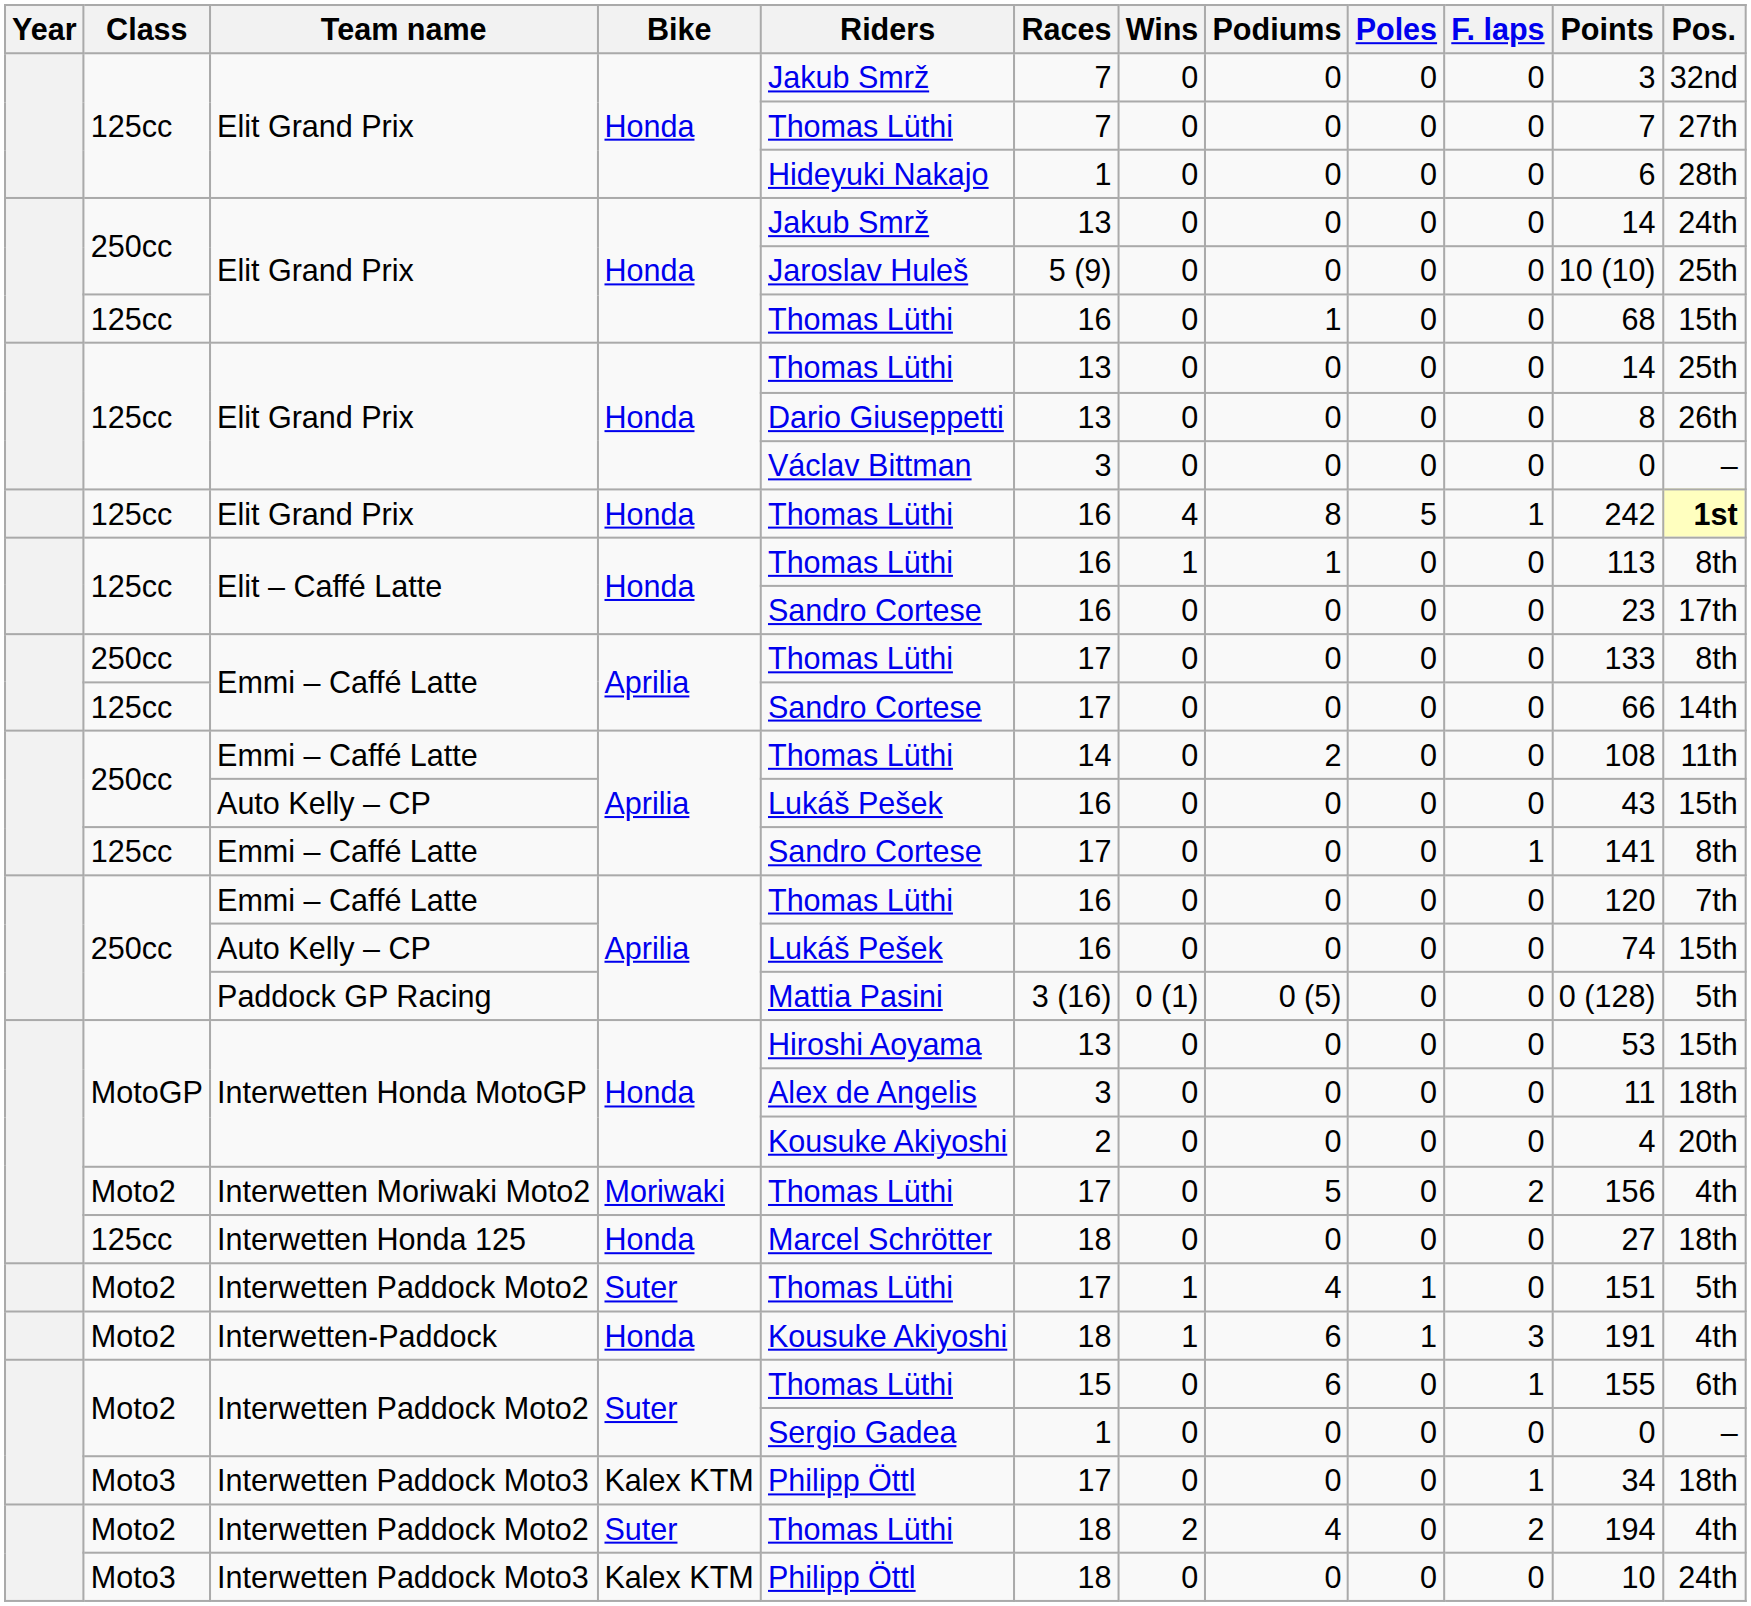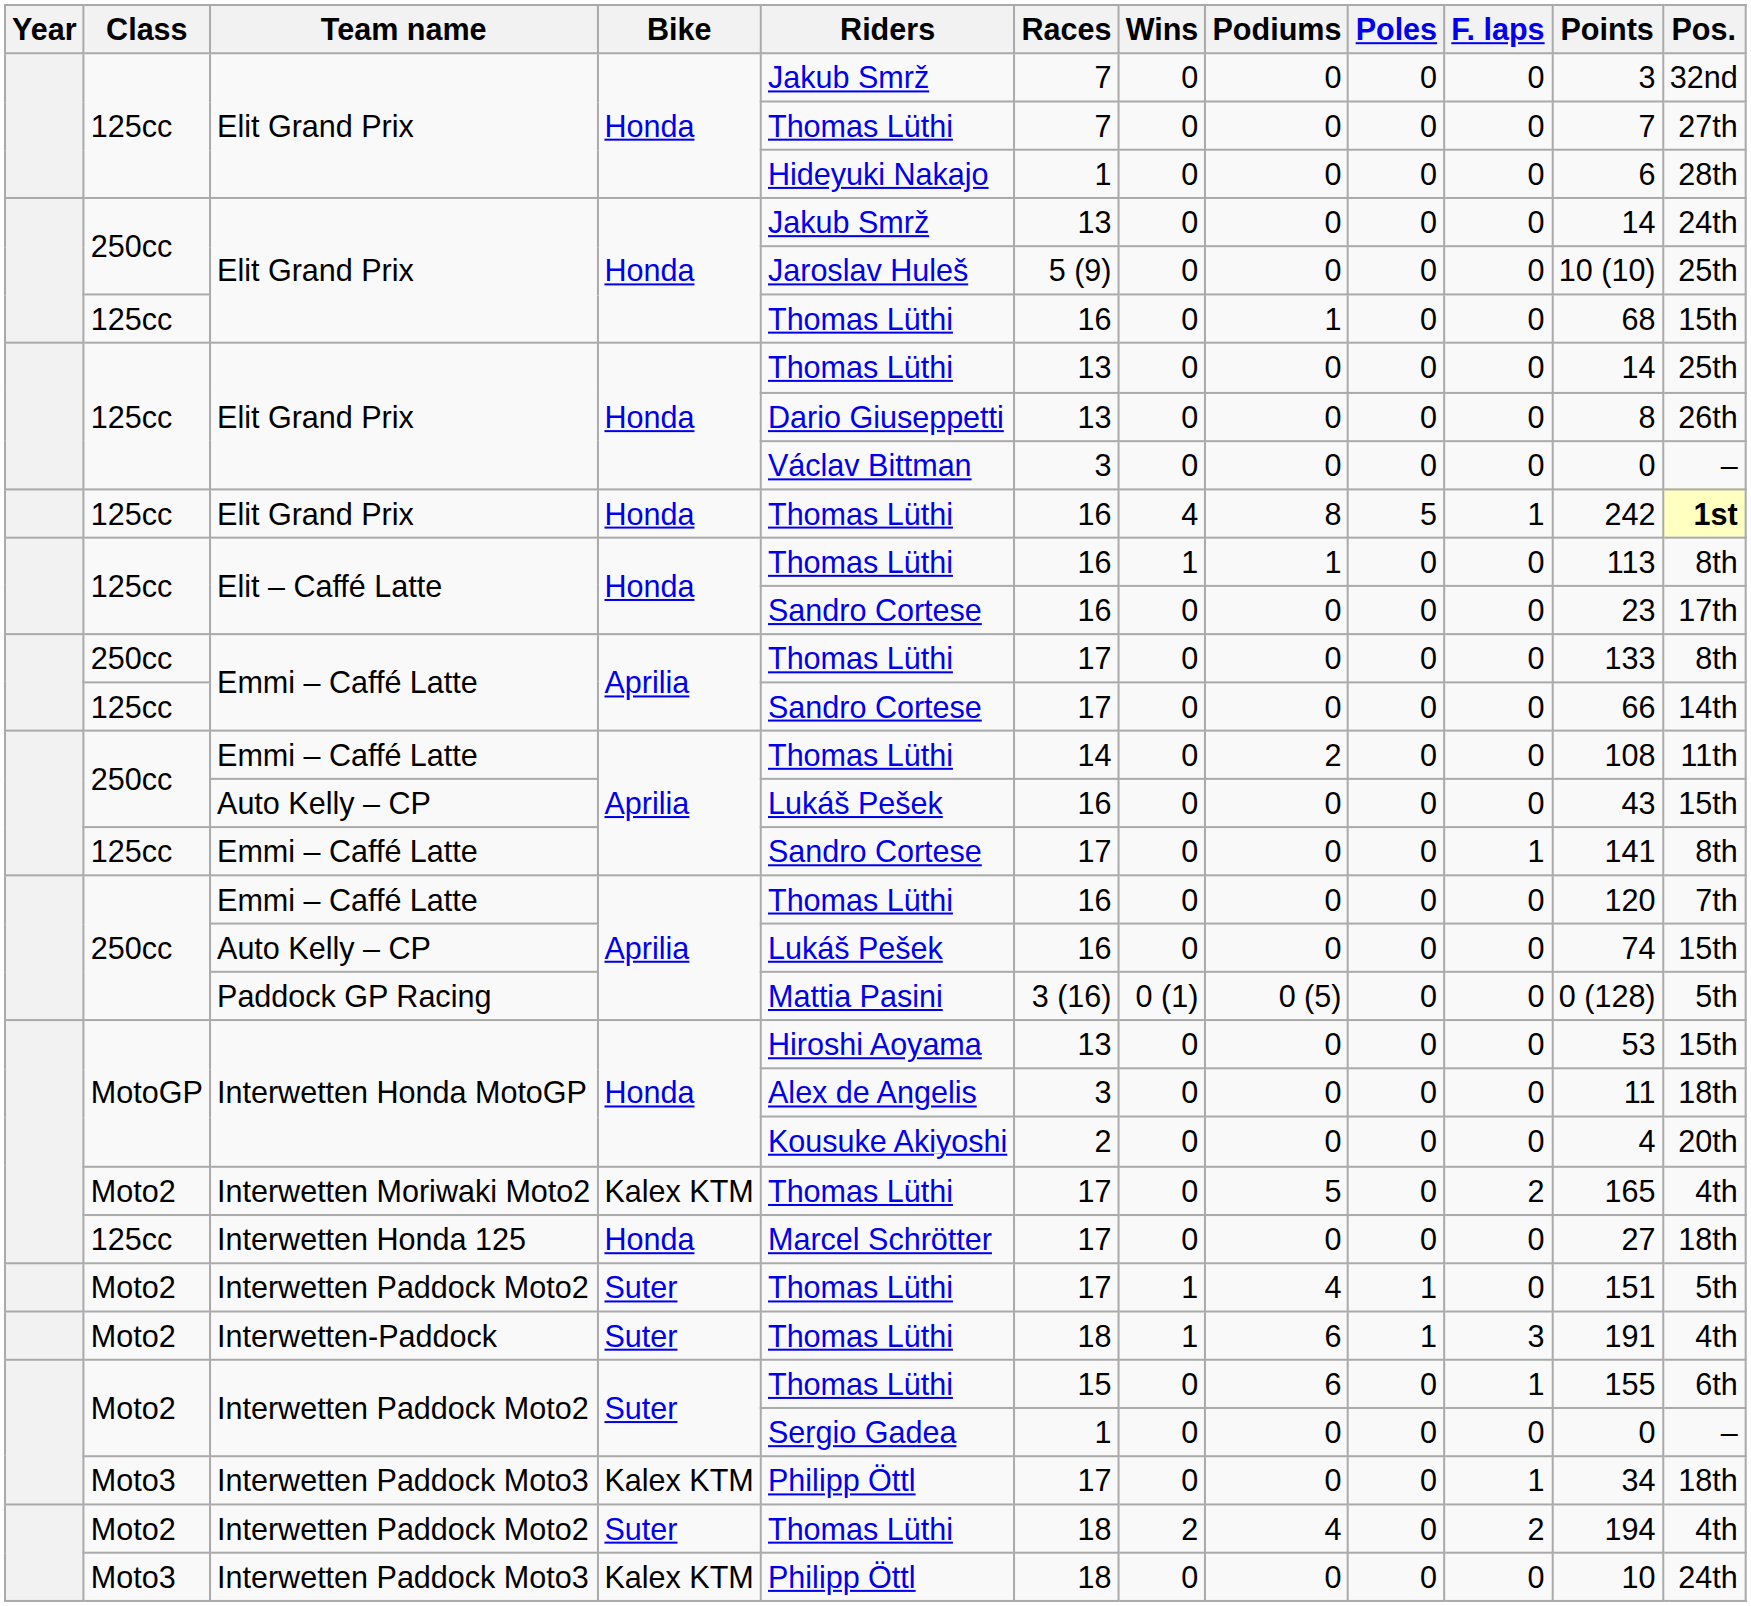(665, 1190) Moriwaki -> (679, 1190) Kalex KTM
(1630, 1190) 156 -> (1630, 1190) 165
(1094, 1239) 18 -> (1094, 1239) 17
(649, 1335) Honda -> (641, 1335) Suter
(888, 1335) Kousuke Akiyoshi -> (860, 1335) Thomas Lüthi
